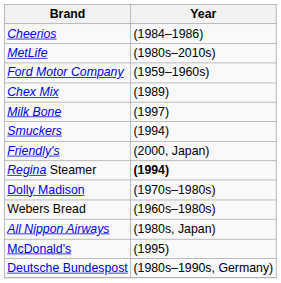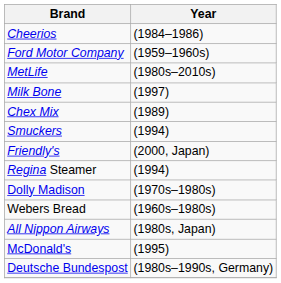rows swapped: (27, 53) <-> (65, 72)
rows swapped: (33, 92) <-> (34, 111)
(151, 170) bold -> (151, 170) normal
